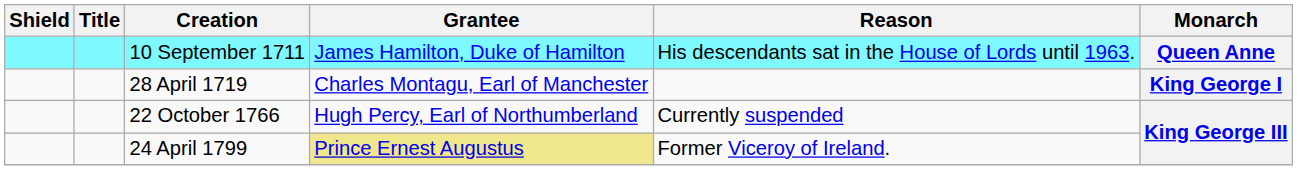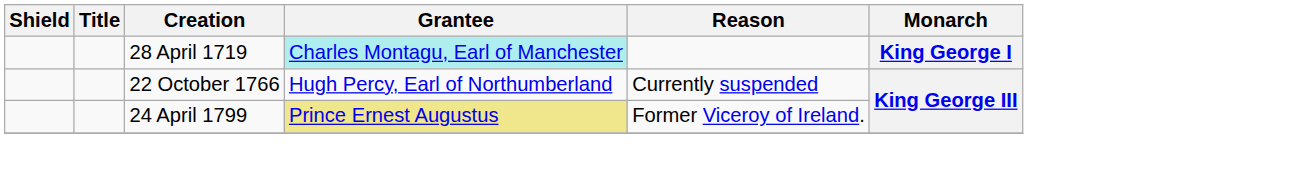- row: (217, 52)
(481, 84) no background -> (456, 52) paleturquoise background
